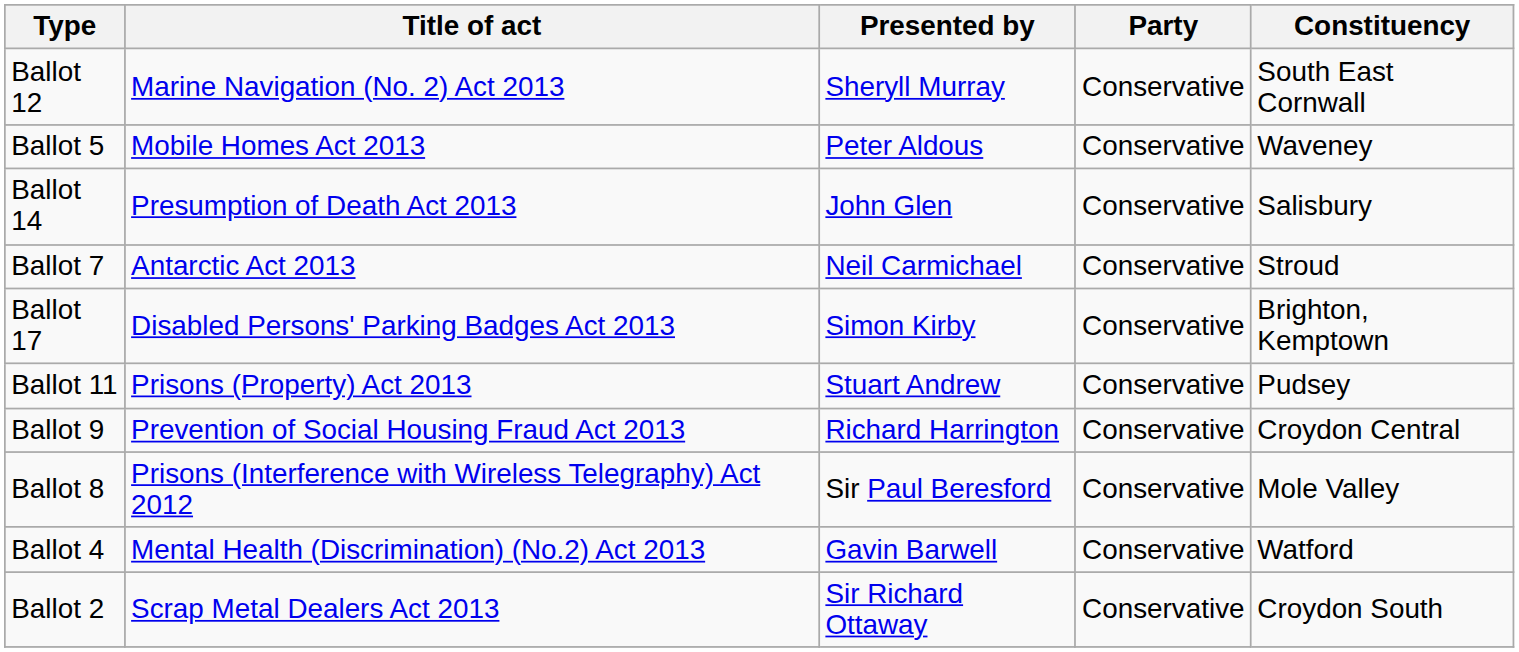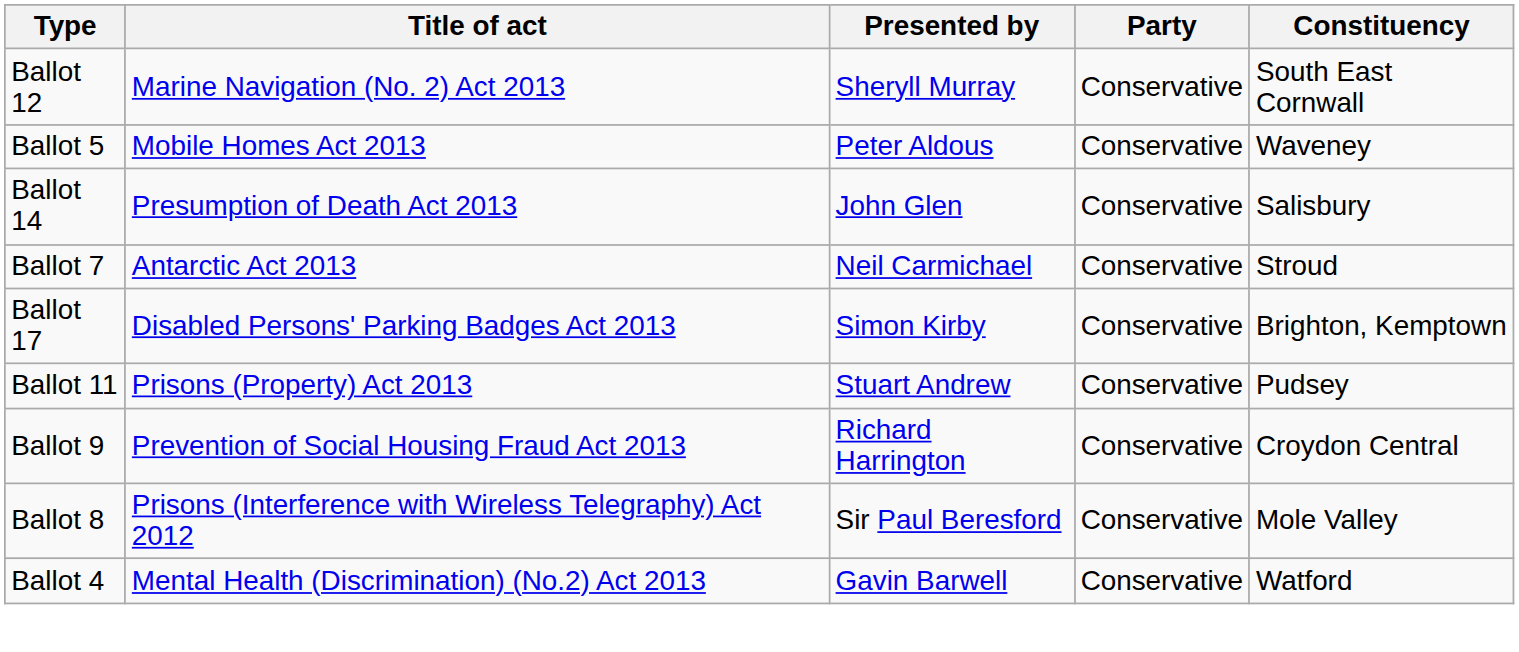- row: (58, 609)
